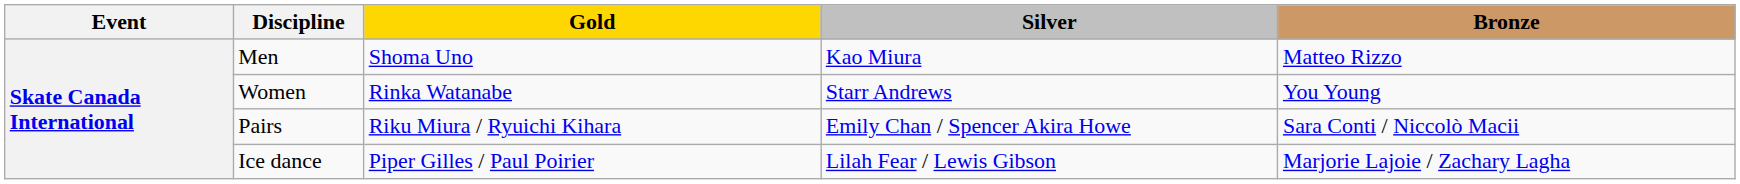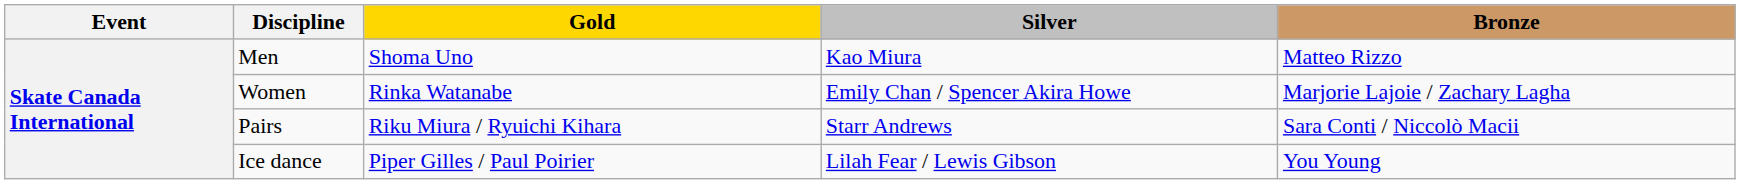(889, 91) Starr Andrews -> (978, 91) Emily Chan / Spencer Akira Howe
(1332, 91) You Young -> (1427, 91) Marjorie Lajoie / Zachary Lagha
(978, 126) Emily Chan / Spencer Akira Howe -> (889, 126) Starr Andrews
(1427, 160) Marjorie Lajoie / Zachary Lagha -> (1332, 160) You Young
